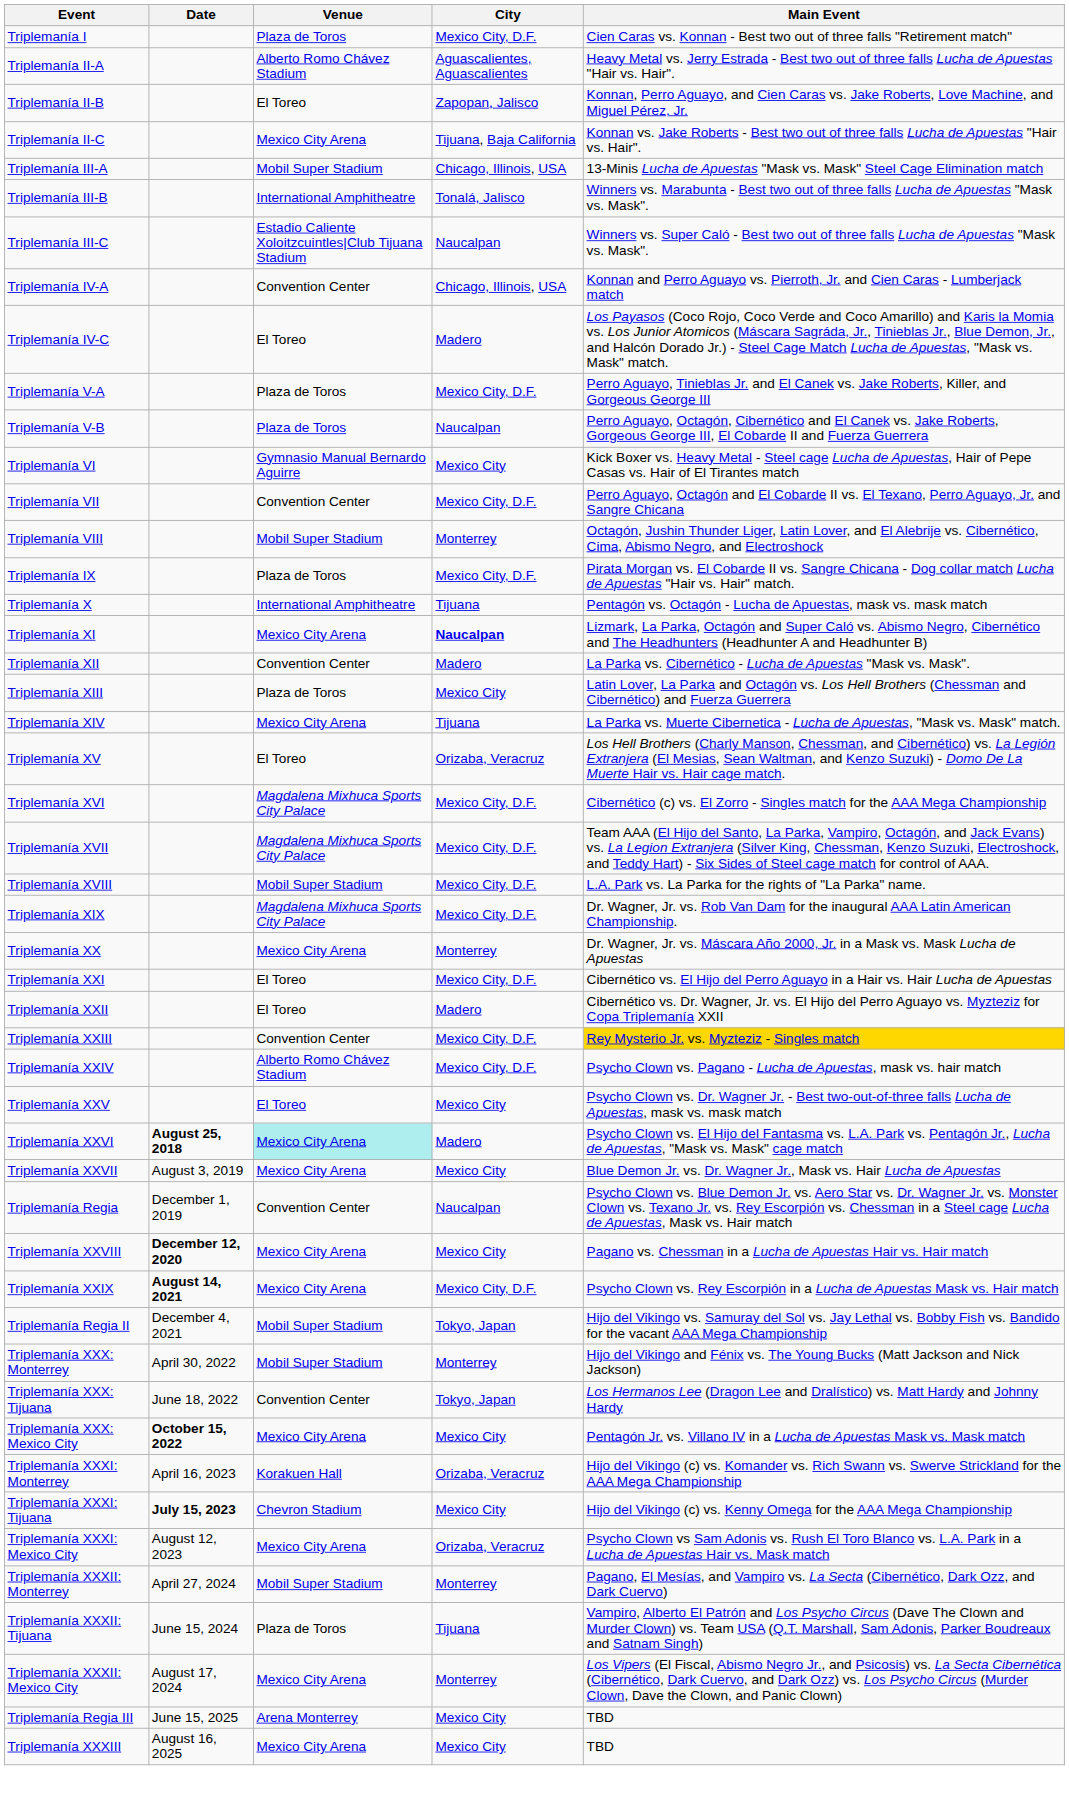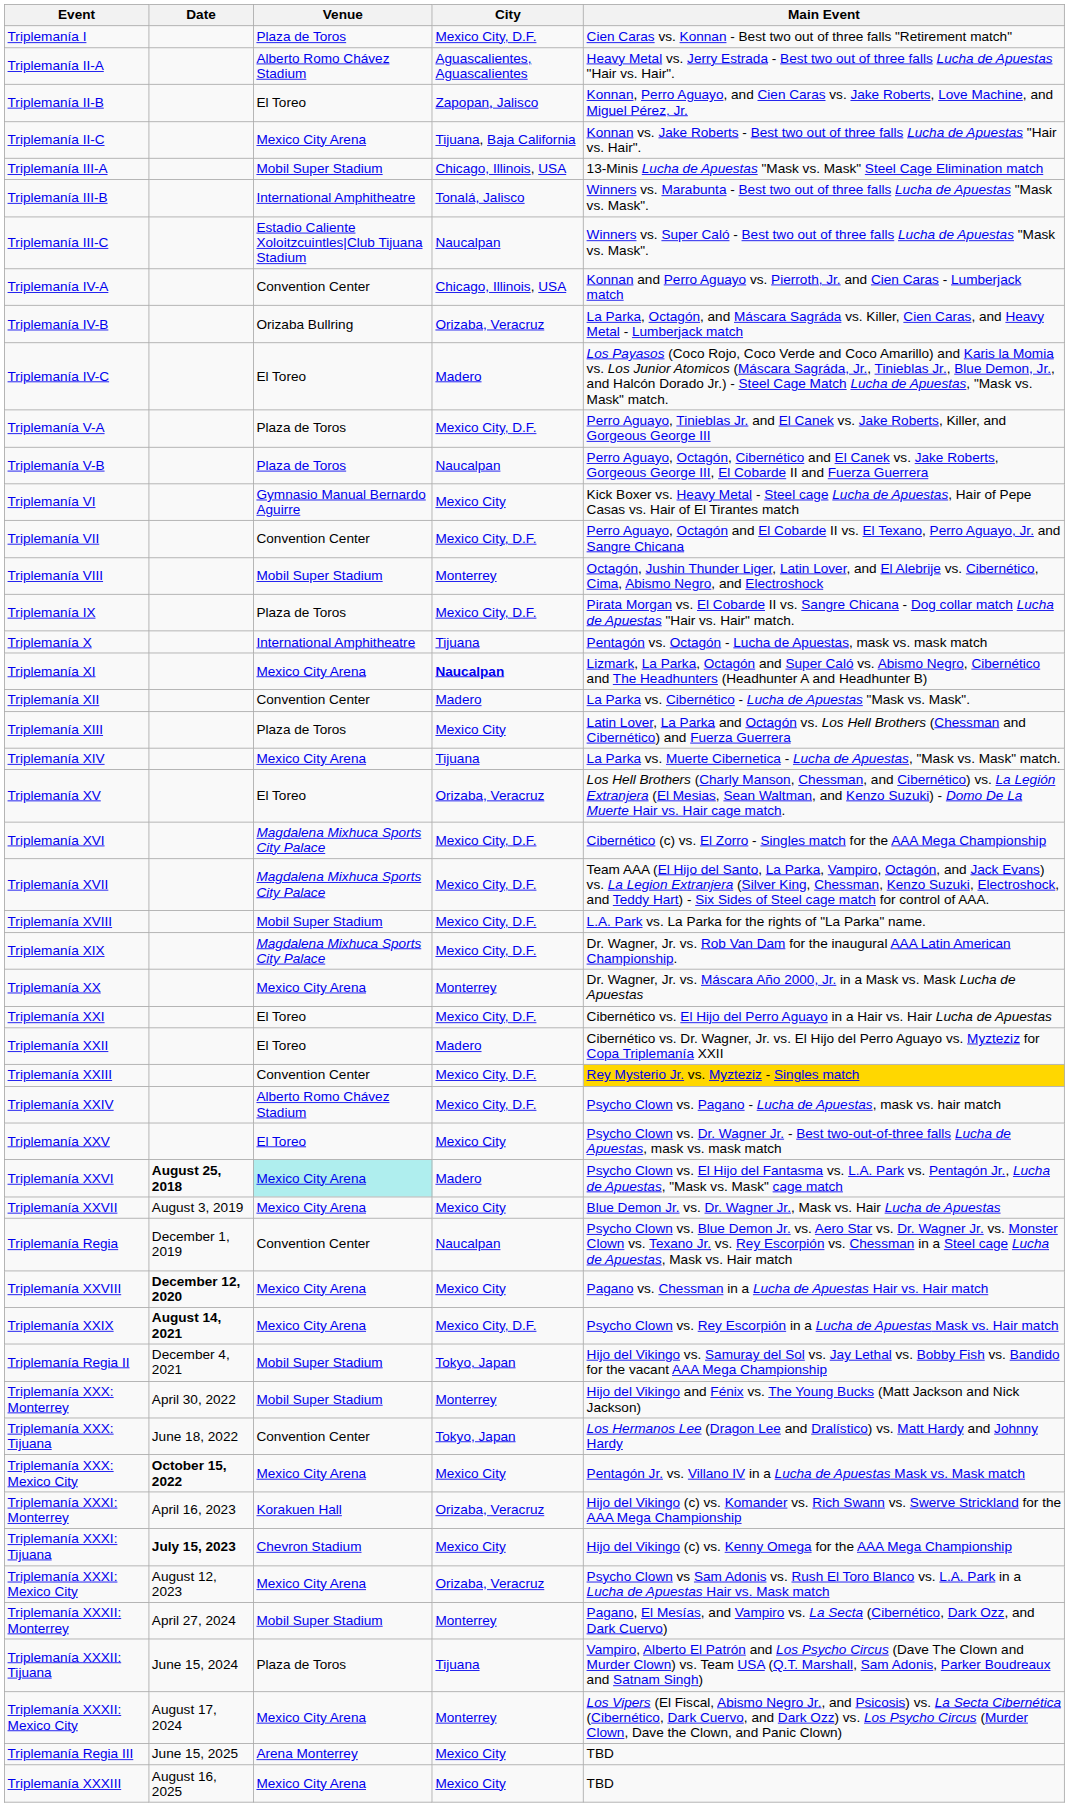+ row: (58, 324)
